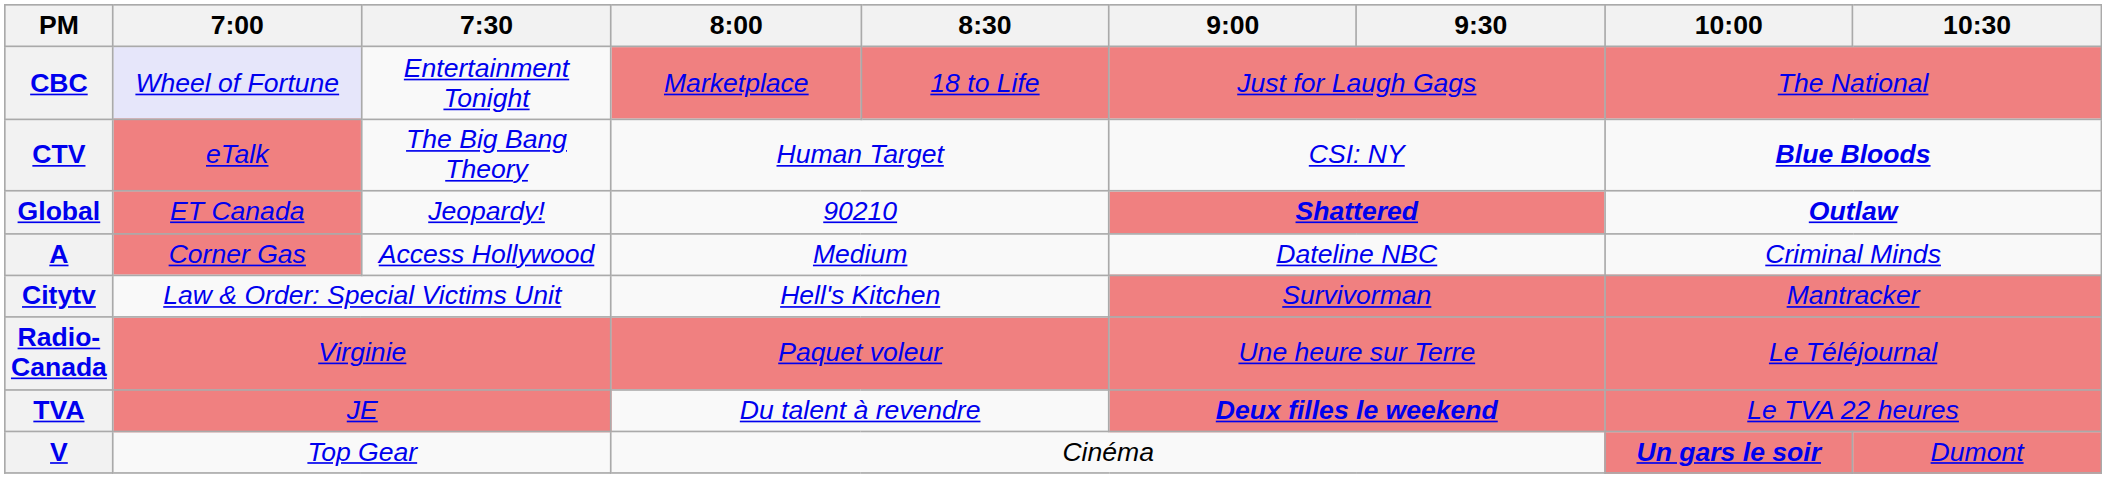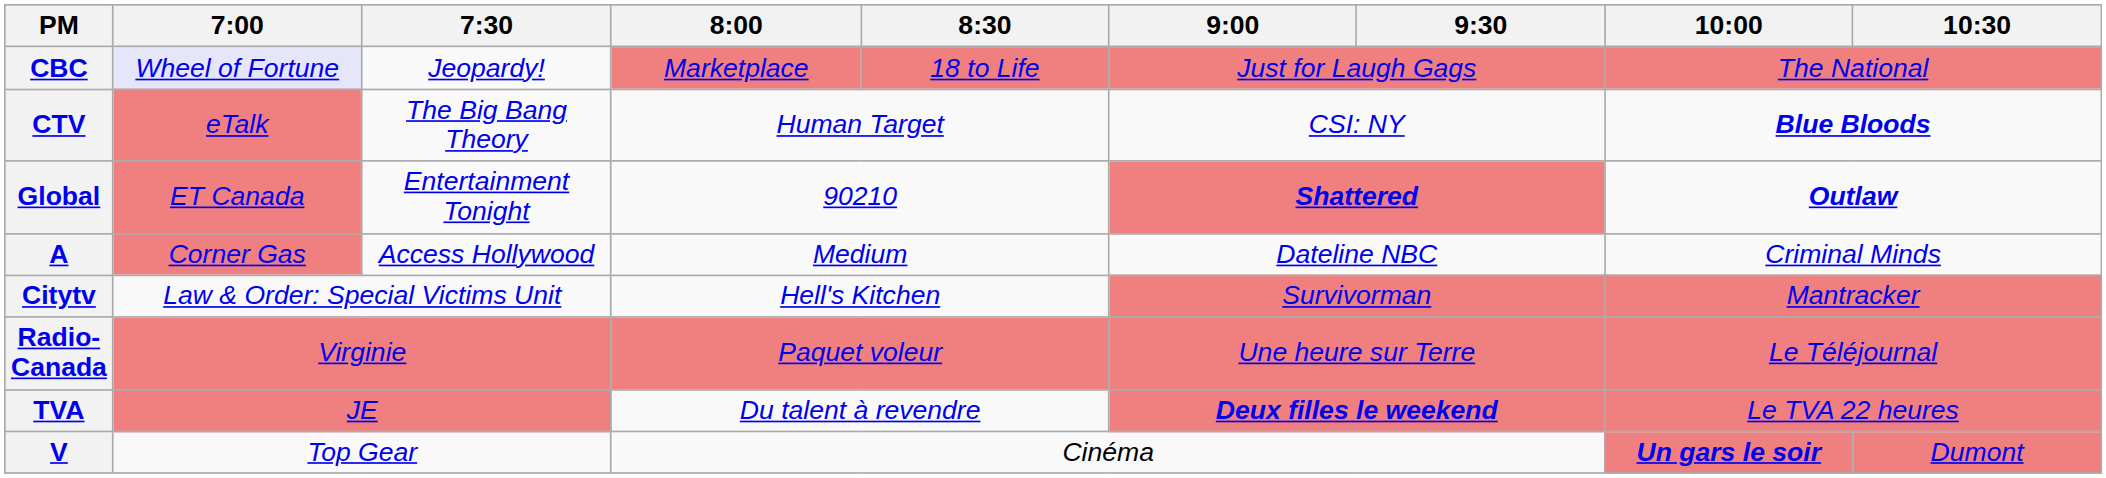(487, 82) Entertainment Tonight -> (487, 67) Jeopardy!
(487, 211) Jeopardy! -> (487, 196) Entertainment Tonight
